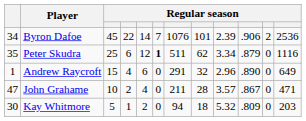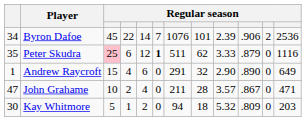(112, 54) no background -> (112, 54) pink background
(226, 54) 3.34 -> (226, 54) 3.33
(226, 71) 2.96 -> (226, 71) 2.90
